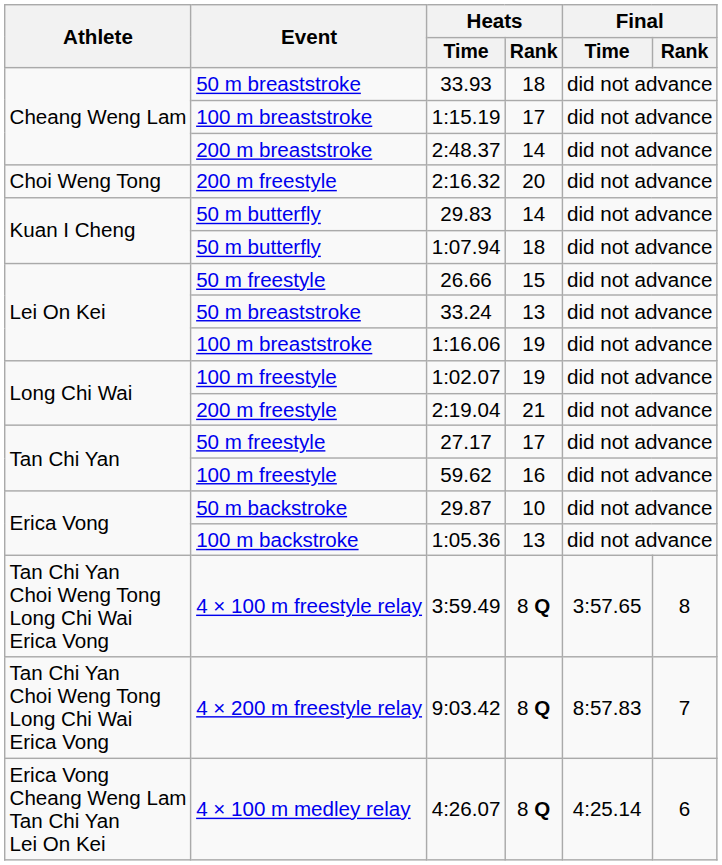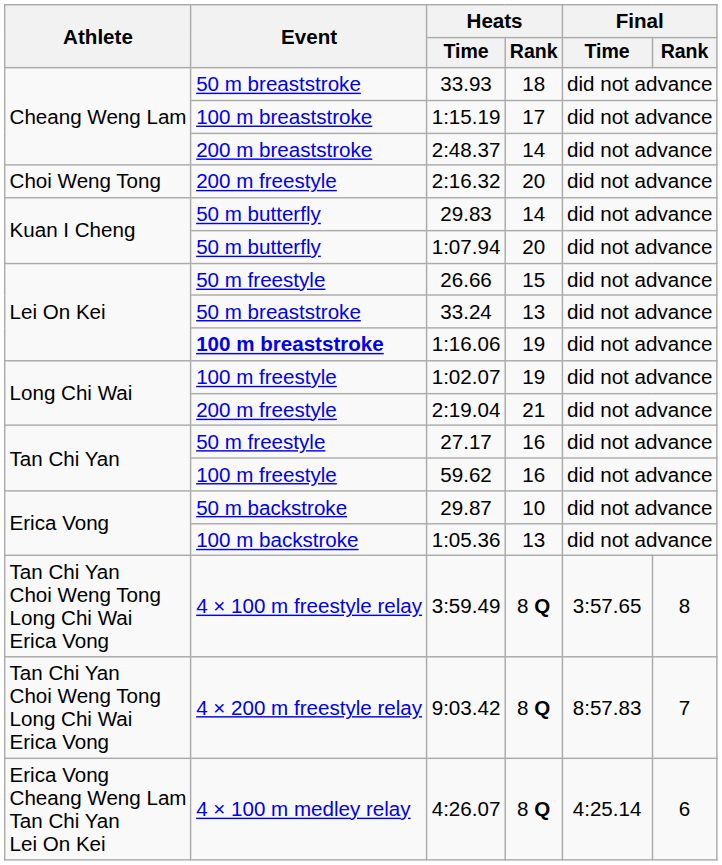(534, 247) 18 -> (534, 247) 20
(284, 345) normal -> (290, 345) bold
(534, 442) 17 -> (534, 442) 16
